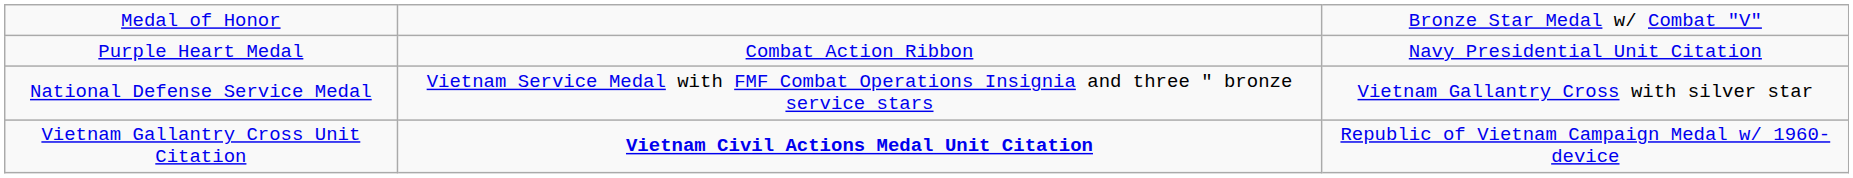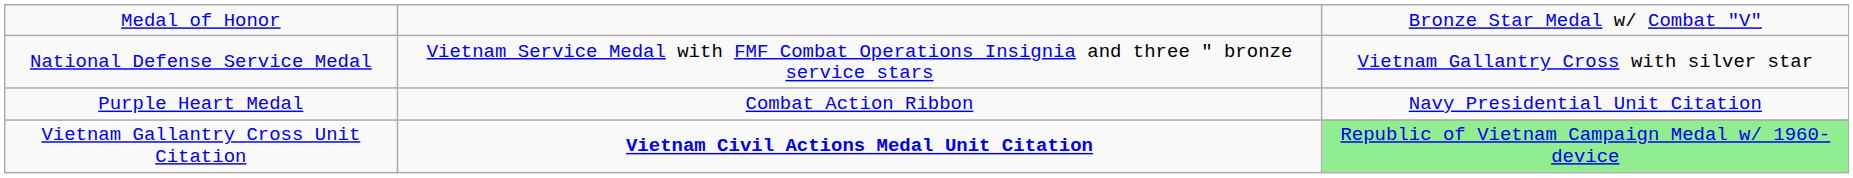rows swapped: (201, 51) <-> (201, 93)
(1585, 146) no background -> (1585, 146) lightgreen background
